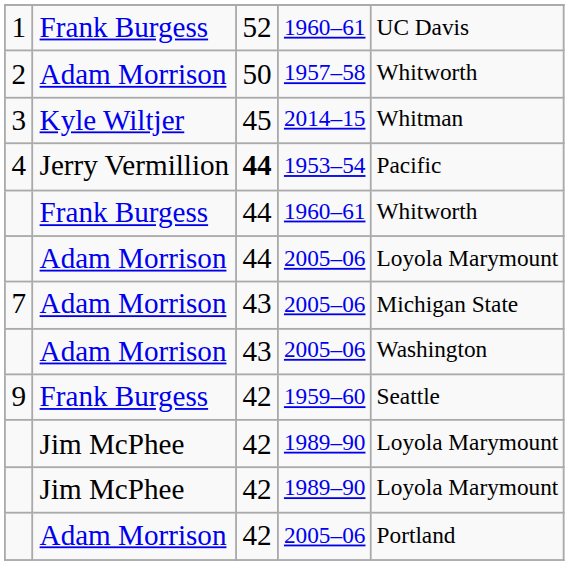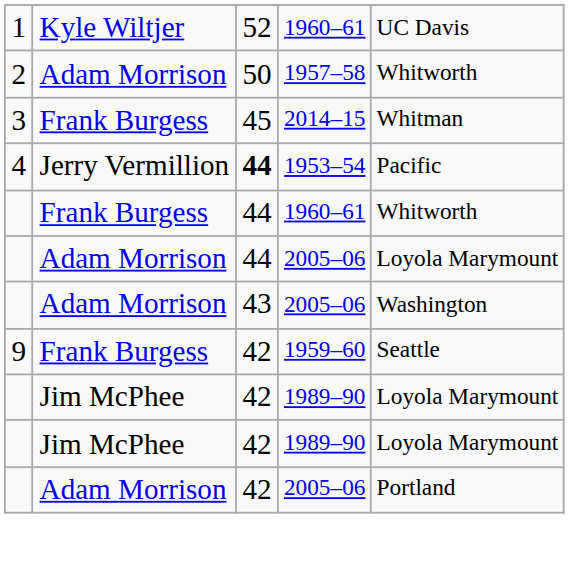(124, 27) Frank Burgess -> (112, 27) Kyle Wiltjer
(112, 119) Kyle Wiltjer -> (124, 119) Frank Burgess
- row: (19, 304)
